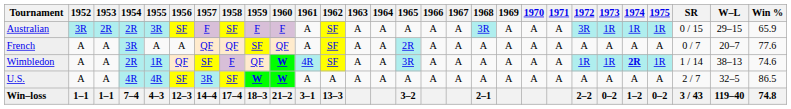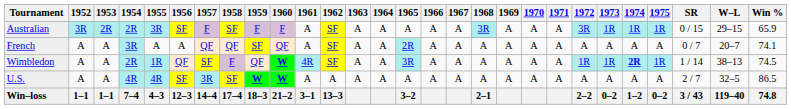(767, 45) 77.6 -> (767, 45) 74.1
(767, 62) 74.6 -> (767, 62) 74.5
